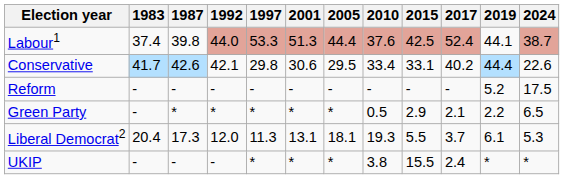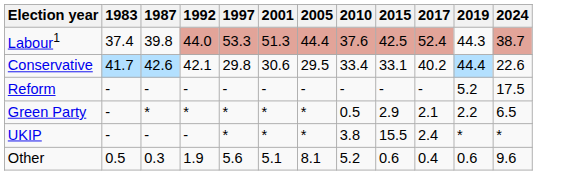(498, 41) 44.1 -> (471, 41) 44.3
- row: (67, 137)
+ row: (26, 158)
